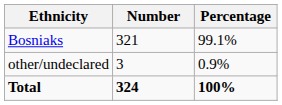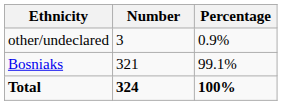rows swapped: (36, 40) <-> (58, 64)
